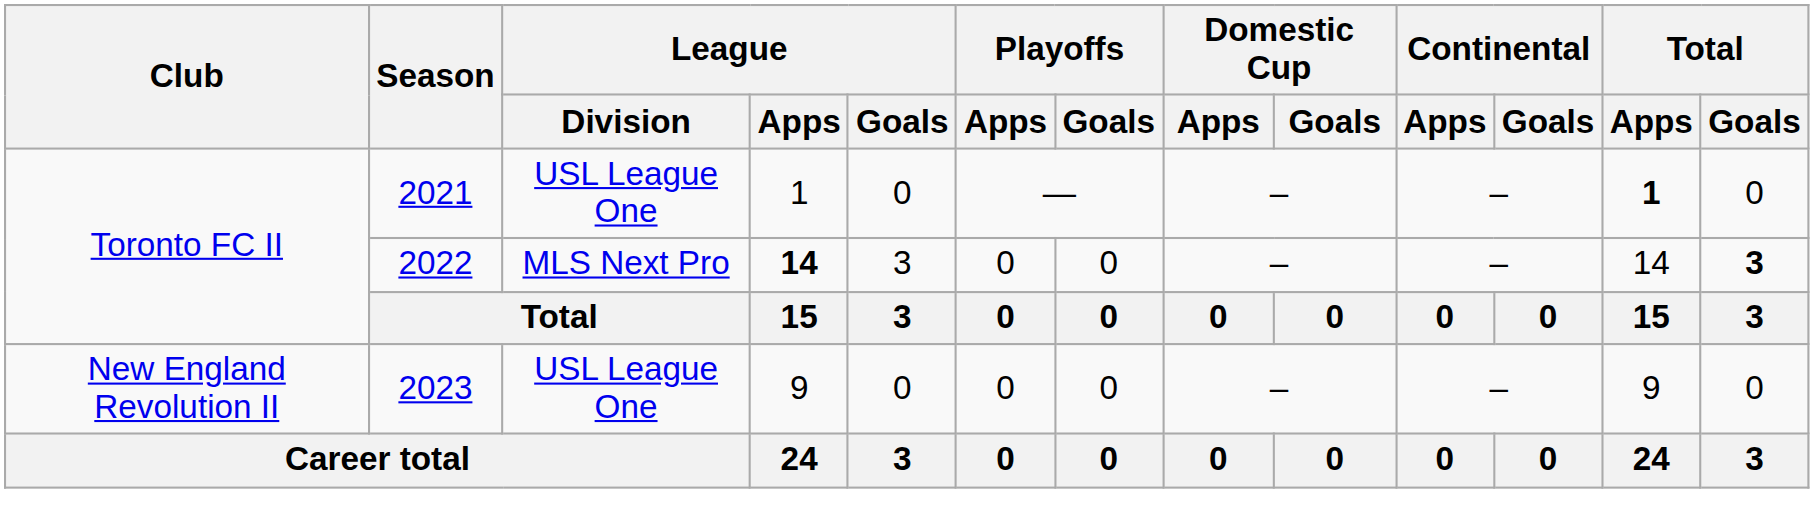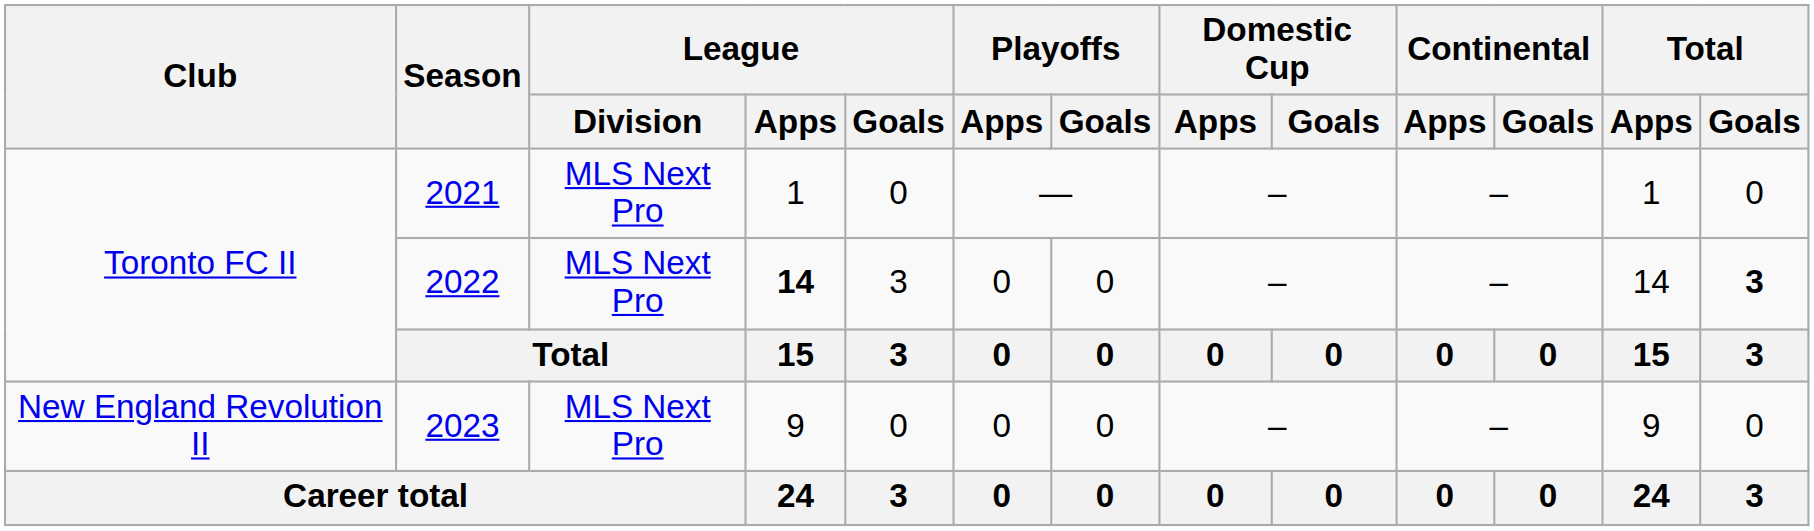(626, 192) USL League One -> (638, 192) MLS Next Pro
(1651, 192) bold -> (1651, 192) normal
(626, 388) USL League One -> (638, 425) MLS Next Pro
